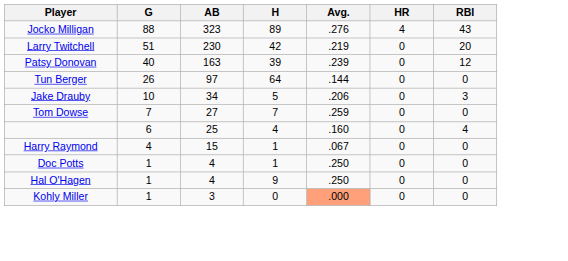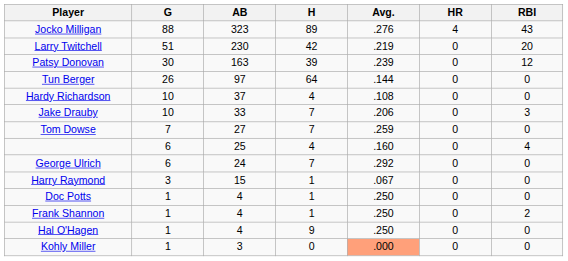(149, 63) 40 -> (168, 63) 30
+ row: (68, 96)
(212, 96) 34 -> (240, 113) 33
(275, 96) 5 -> (312, 113) 7
+ row: (68, 163)
(149, 146) 4 -> (168, 180) 3
+ row: (68, 213)
